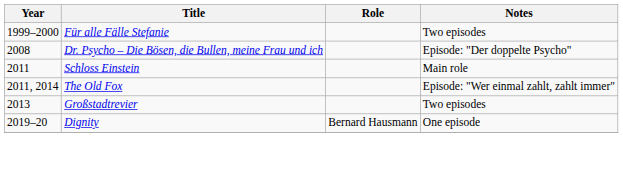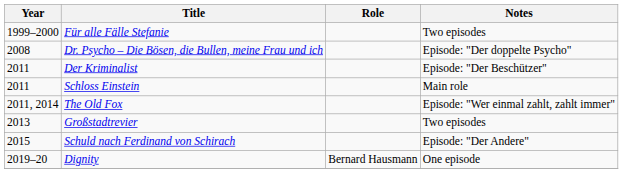+ row: (101, 68)
+ row: (150, 141)
